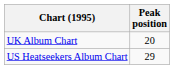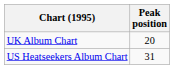(150, 56) 29 -> (150, 56) 31
